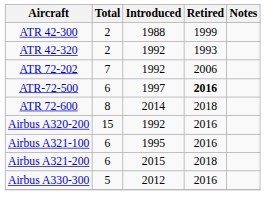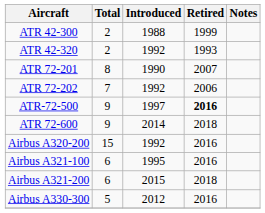+ row: (49, 69)
(108, 87) 6 -> (108, 106) 9
(108, 106) 8 -> (108, 124) 9
